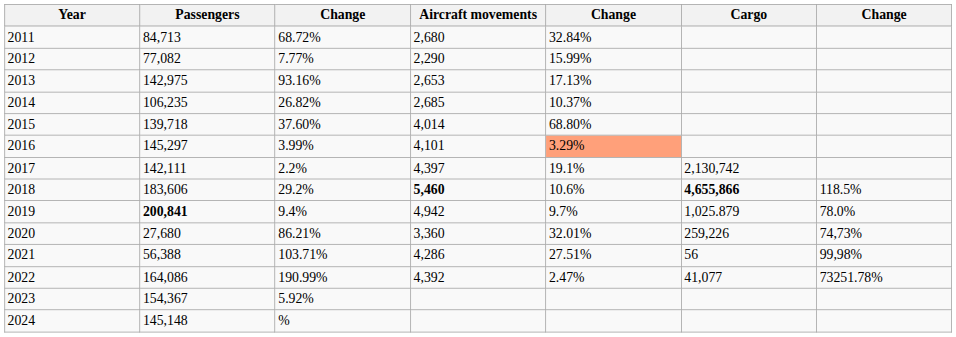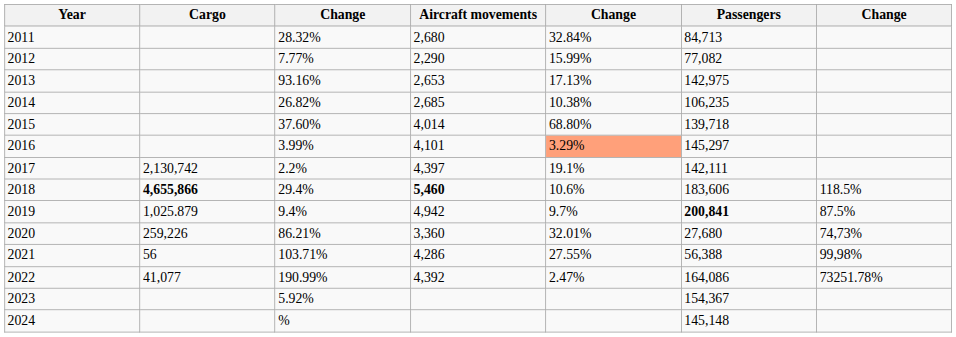columns swapped: (207, 15) <-> (749, 15)
(299, 37) 68.72% -> (299, 37) 28.32%
(570, 102) 10.37% -> (570, 102) 10.38%
(296, 189) 29.2% -> (296, 189) 29.4%
(837, 211) 78.0% -> (837, 211) 87.5%
(570, 255) 27.51% -> (570, 255) 27.55%
